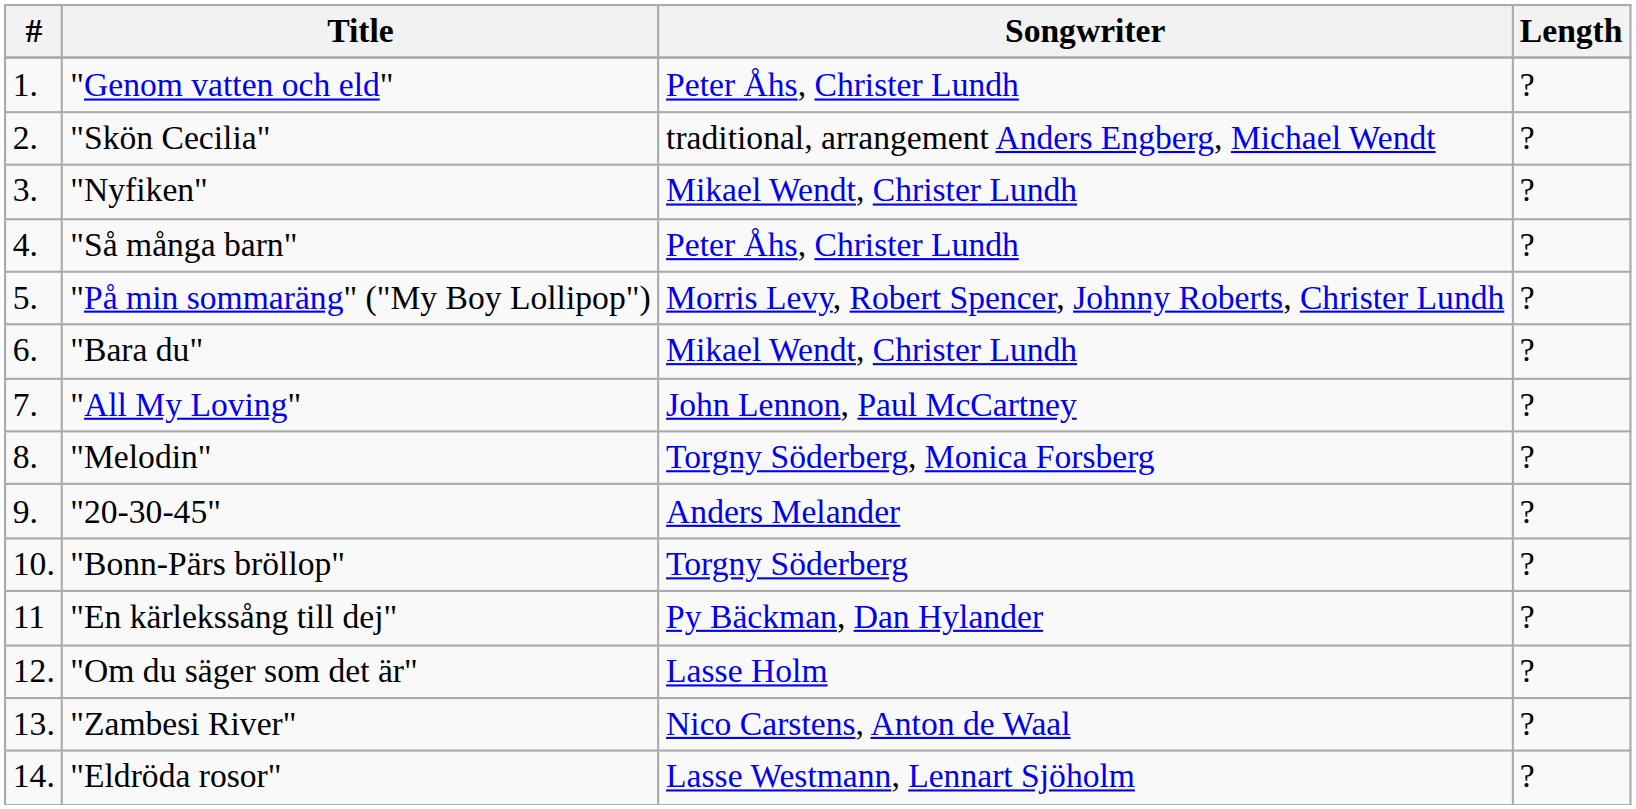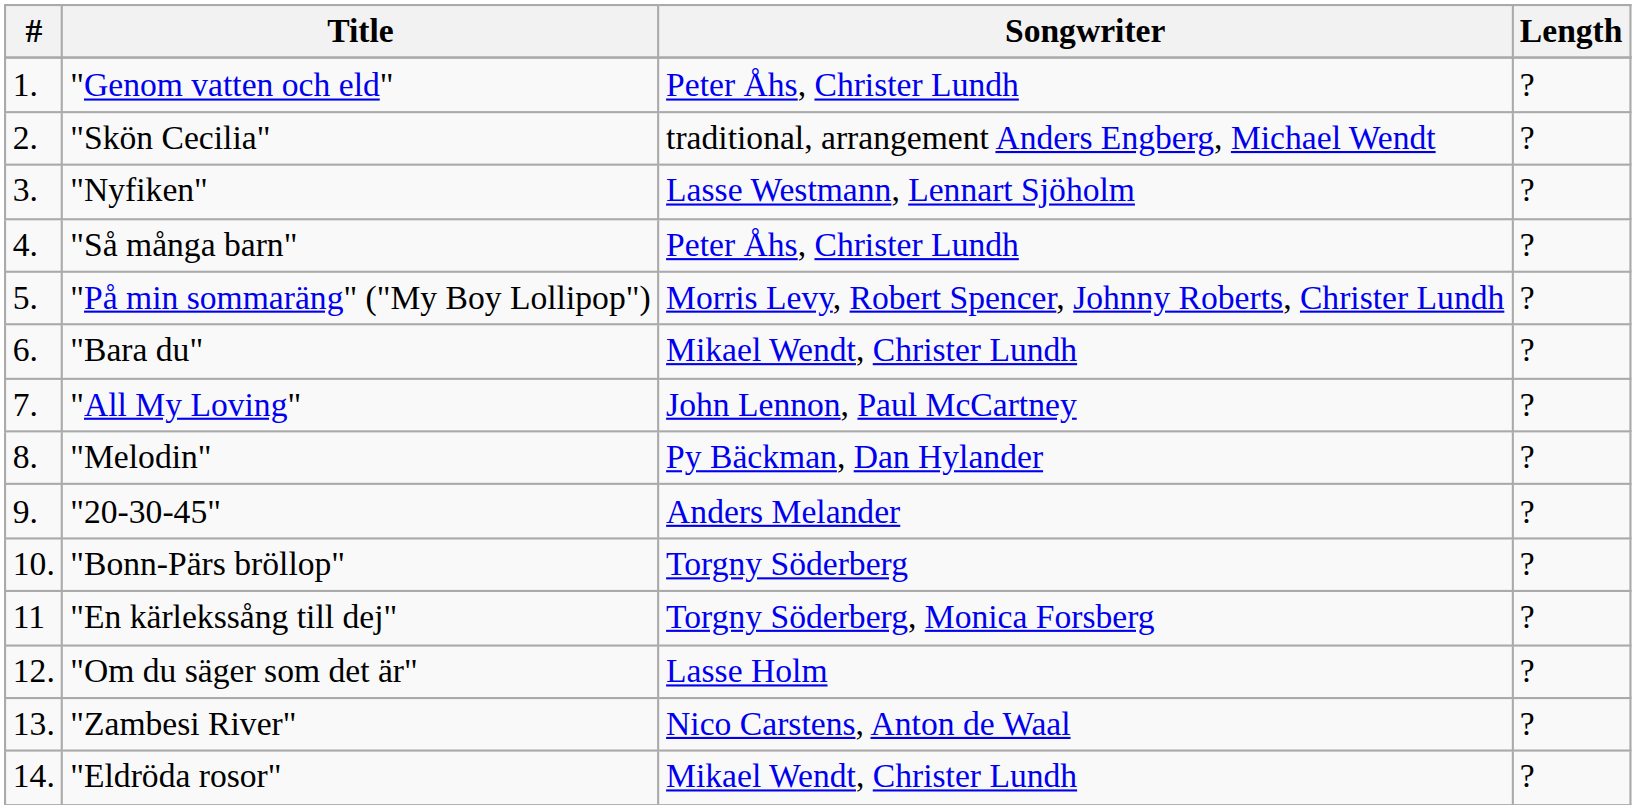(872, 191) Mikael Wendt, Christer Lundh -> (901, 191) Lasse Westmann, Lennart Sjöholm
(910, 457) Torgny Söderberg, Monica Forsberg -> (855, 457) Py Bäckman, Dan Hylander
(855, 617) Py Bäckman, Dan Hylander -> (910, 617) Torgny Söderberg, Monica Forsberg
(901, 777) Lasse Westmann, Lennart Sjöholm -> (872, 777) Mikael Wendt, Christer Lundh
